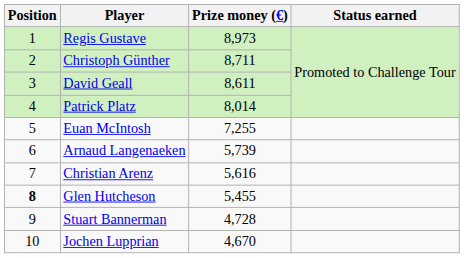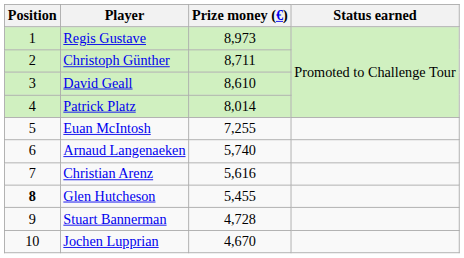(240, 83) 8,611 -> (240, 83) 8,610
(240, 151) 5,739 -> (240, 151) 5,740
